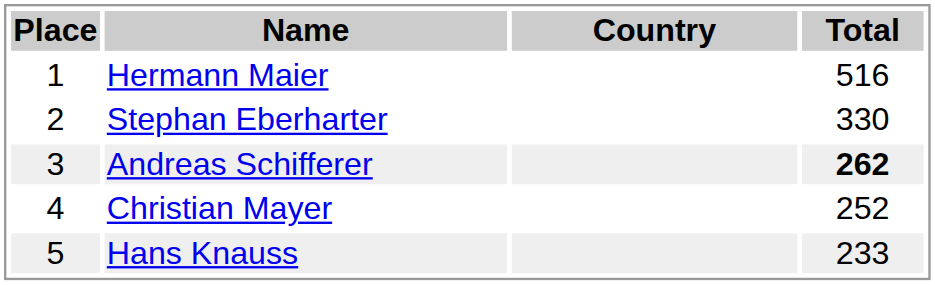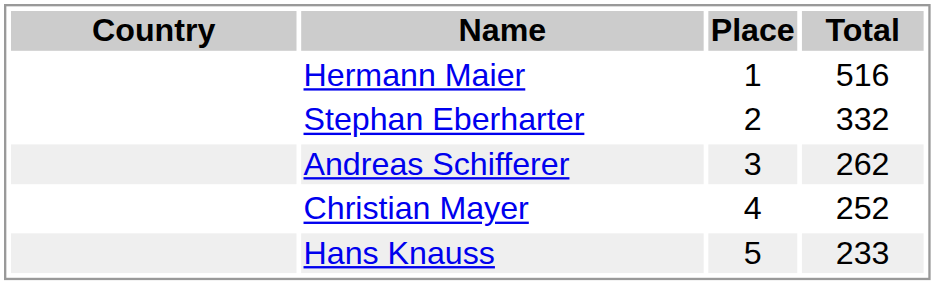columns swapped: (55, 31) <-> (654, 31)
(863, 120) 330 -> (863, 120) 332
(863, 164) bold -> (863, 164) normal
